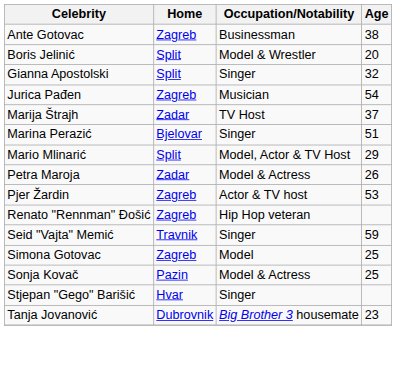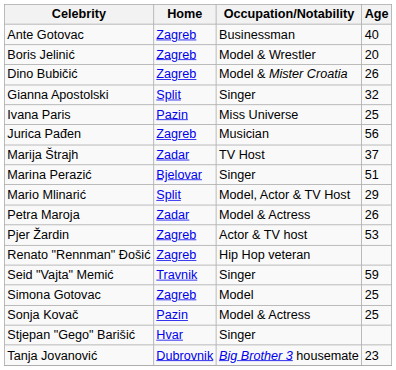(372, 34) 38 -> (372, 34) 40
(169, 54) Split -> (176, 54) Zagreb
+ row: (42, 74)
+ row: (39, 114)
(372, 94) 54 -> (372, 134) 56
